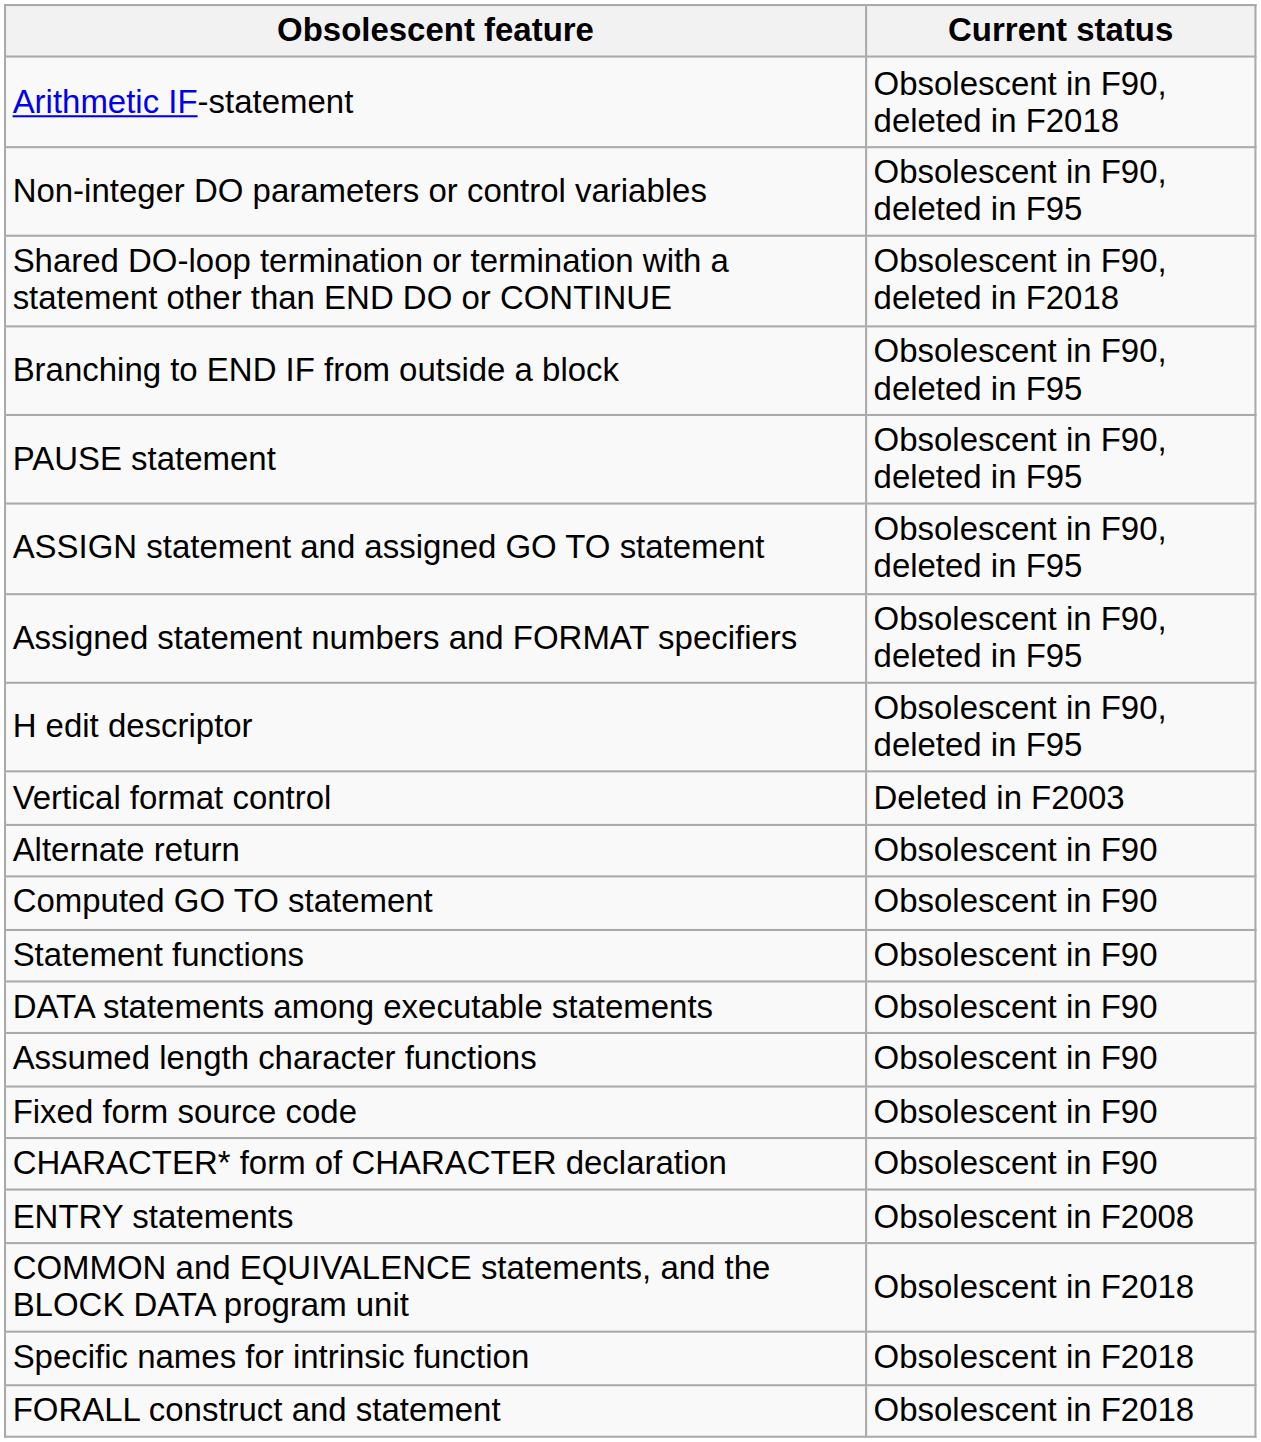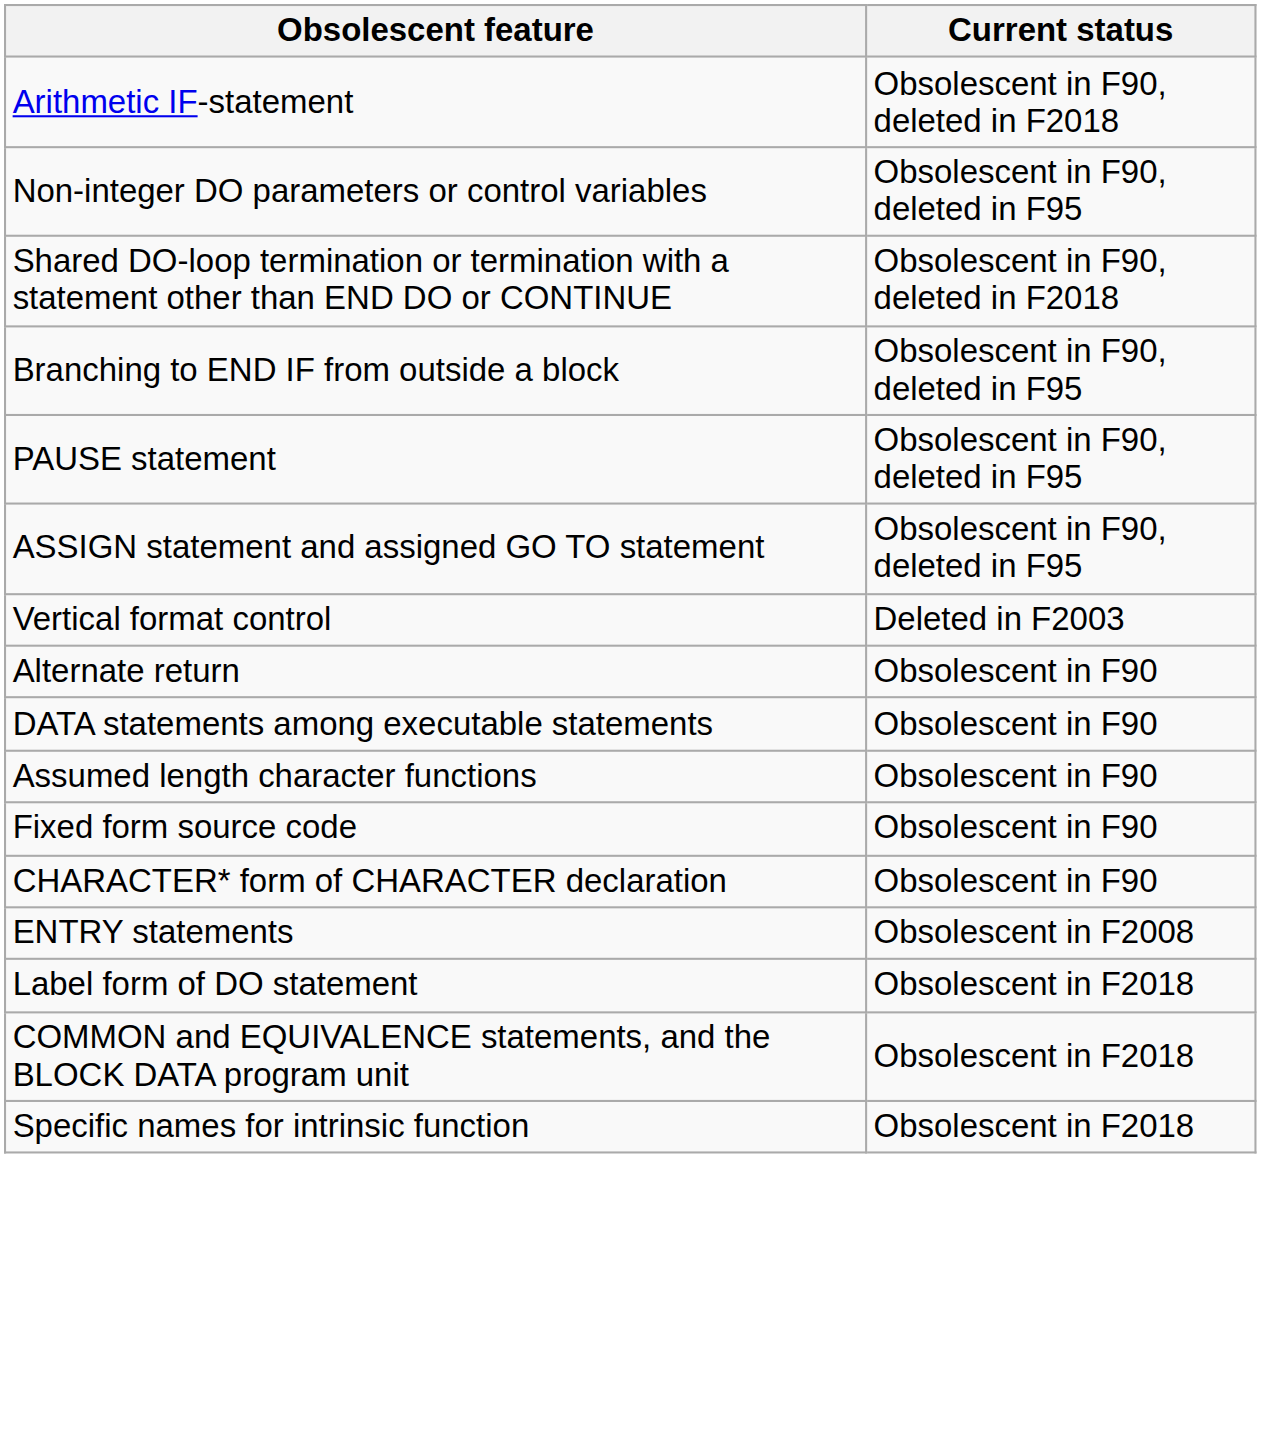- row: (405, 637)
- row: (133, 726)
- row: (223, 902)
- row: (158, 954)
+ row: (215, 984)
- row: (257, 1409)
